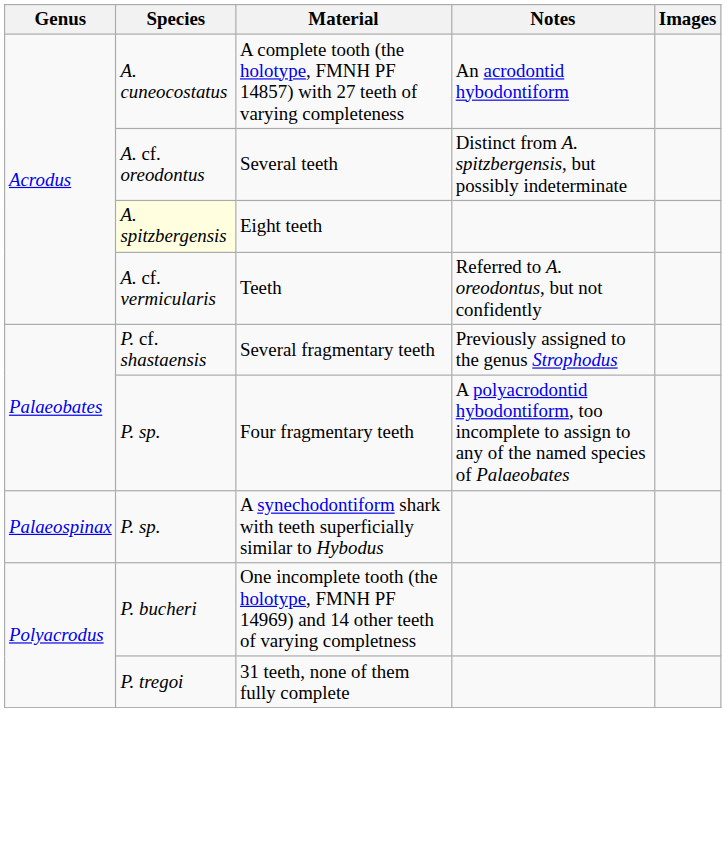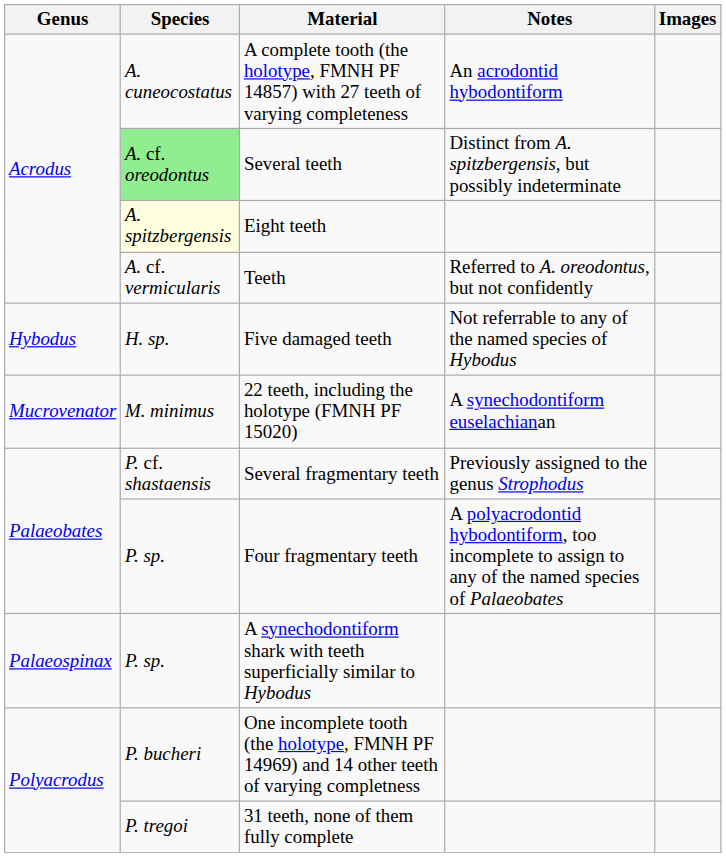(163, 164) no background -> (167, 164) lightgreen background
+ row: (318, 339)
+ row: (328, 411)
